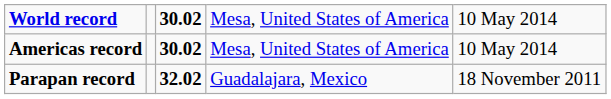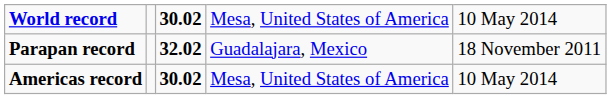rows swapped: (76, 49) <-> (72, 78)
